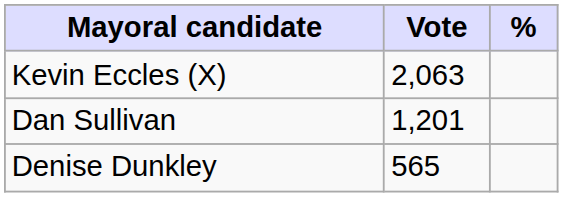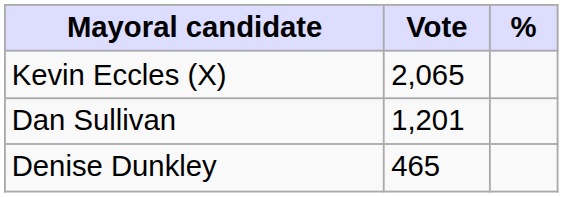(428, 74) 2,063 -> (428, 74) 2,065
(416, 167) 565 -> (416, 167) 465
